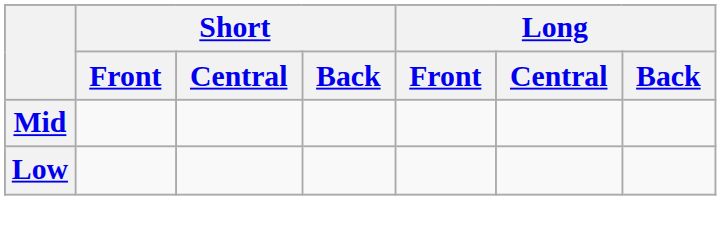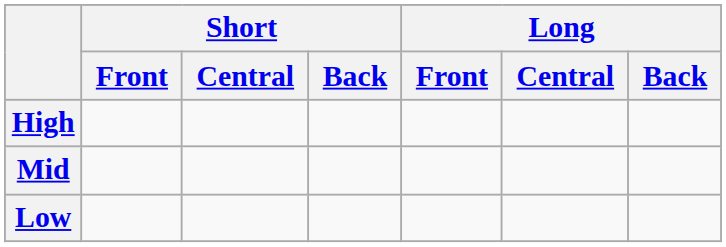+ row: (43, 122)
